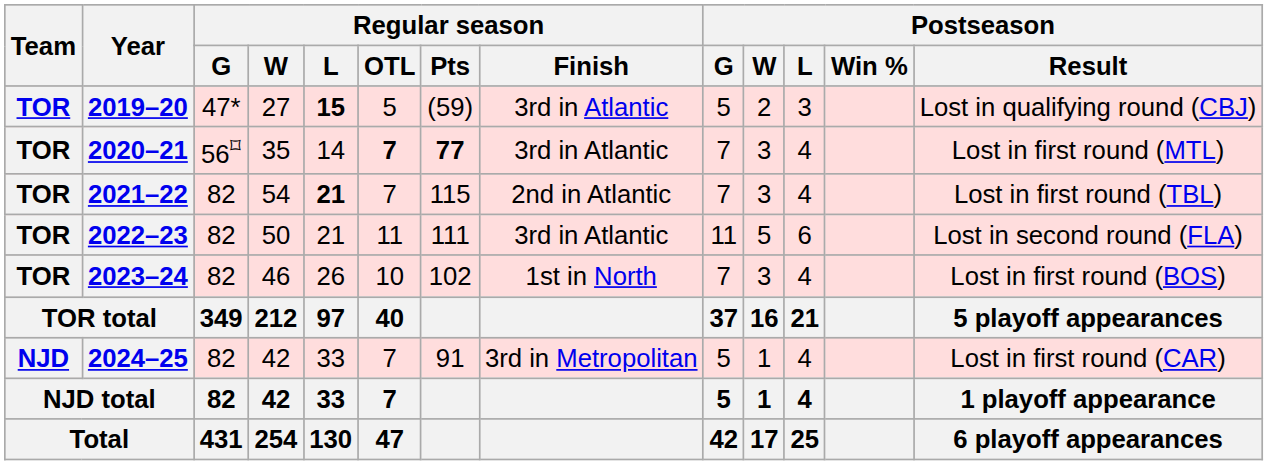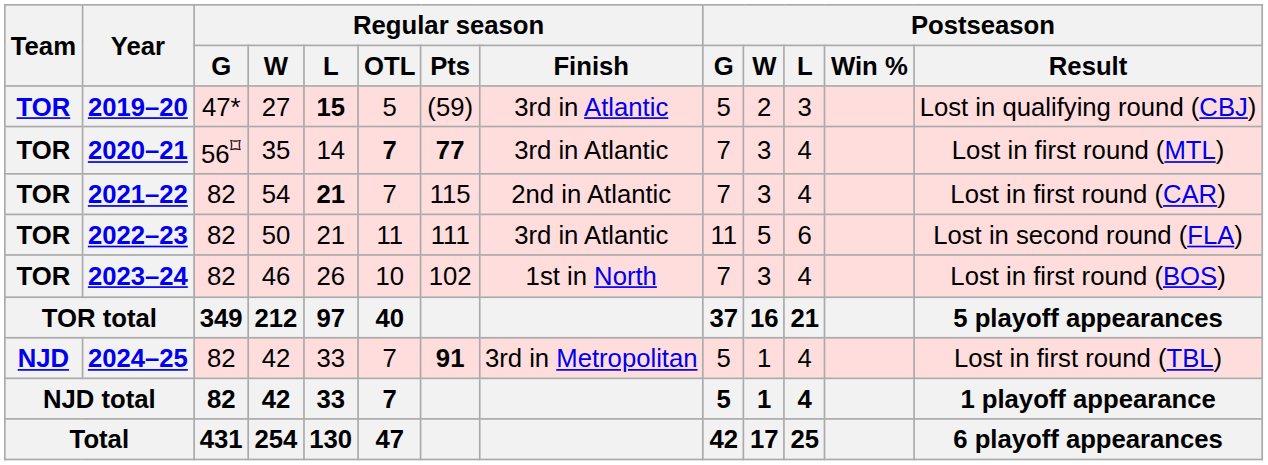(1088, 195) Lost in first round (TBL) -> (1088, 195) Lost in first round (CAR)
(450, 358) normal -> (450, 358) bold
(1088, 358) Lost in first round (CAR) -> (1088, 358) Lost in first round (TBL)
